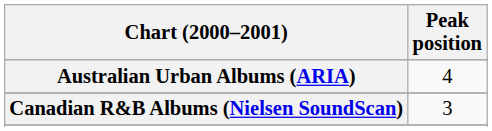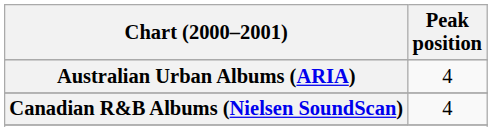(447, 108) 3 -> (447, 108) 4
